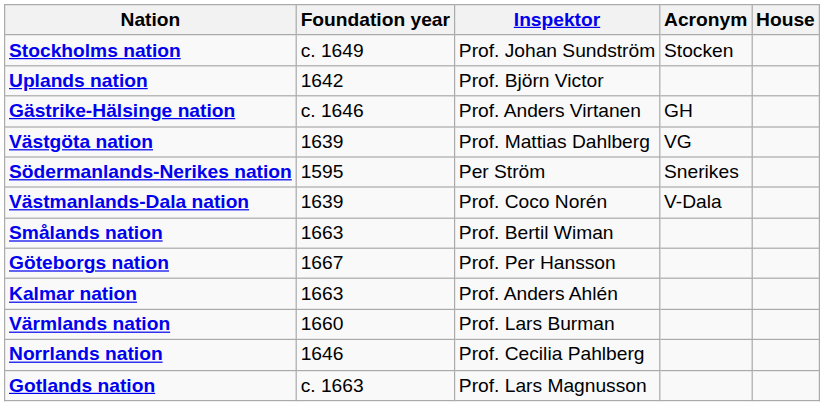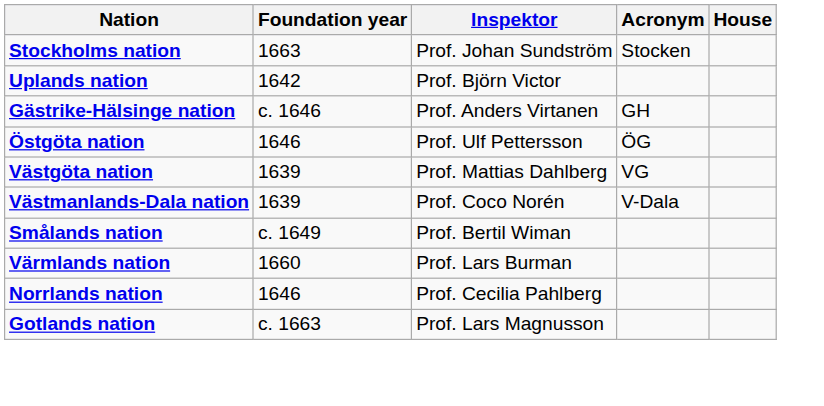(332, 50) c. 1649 -> (279, 50) 1663
+ row: (77, 141)
- row: (150, 171)
(322, 232) 1663 -> (289, 232) c. 1649
- row: (89, 263)
- row: (73, 293)
